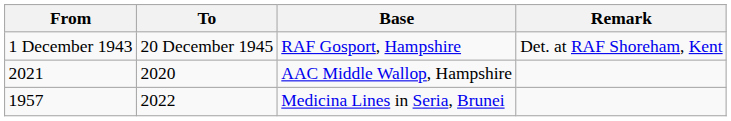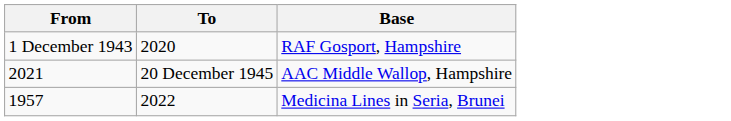- column: (621, 18)
(207, 45) 20 December 1945 -> (158, 45) 2020
(158, 73) 2020 -> (207, 73) 20 December 1945
